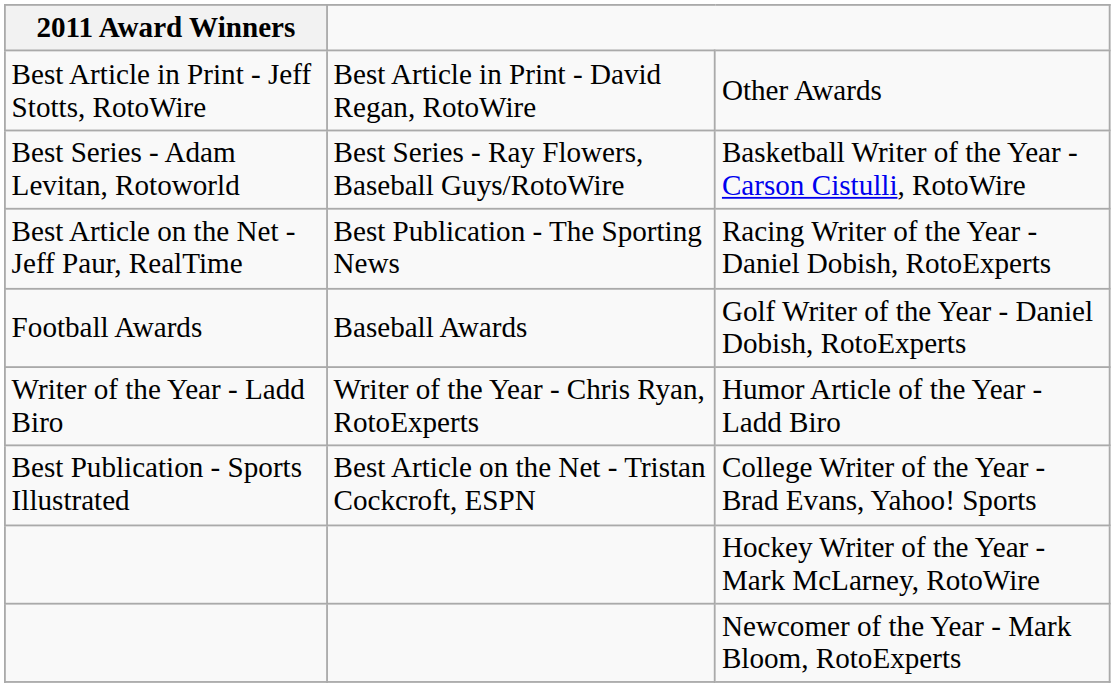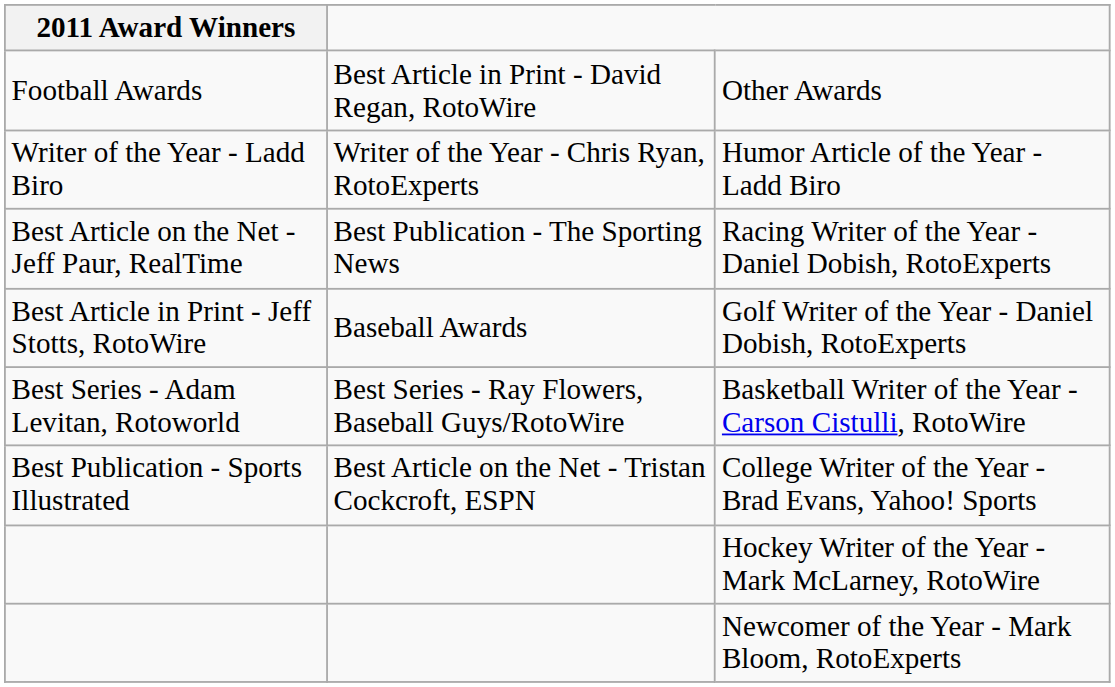(161, 90) Best Article in Print - Jeff Stotts, RotoWire -> (107, 90) Football Awards
rows swapped: (882, 405) <-> (900, 169)
(107, 326) Football Awards -> (161, 326) Best Article in Print - Jeff Stotts, RotoWire
